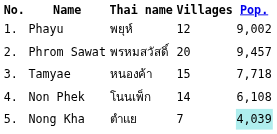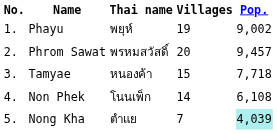(184, 29) 12 -> (184, 29) 19
